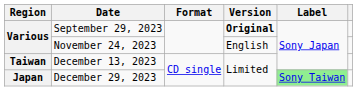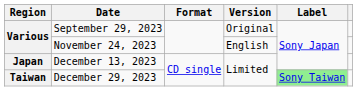(250, 29) bold -> (250, 29) normal
(28, 61) Taiwan -> (28, 61) Japan
(28, 78) Japan -> (28, 78) Taiwan
